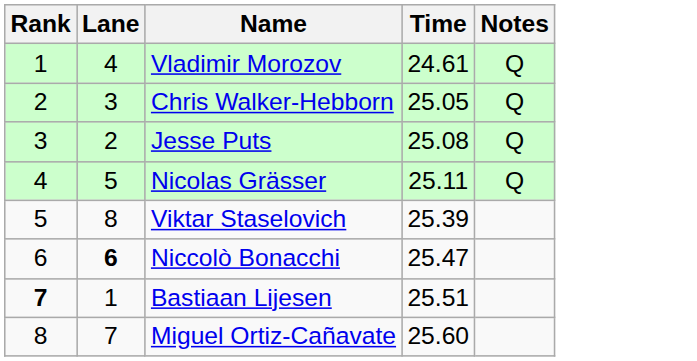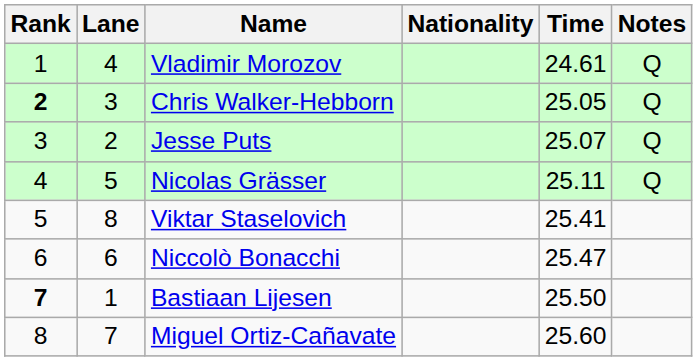+ column: (470, 24)
(41, 102) normal -> (41, 102) bold
(438, 141) 25.08 -> (576, 141) 25.07
(438, 219) 25.39 -> (576, 219) 25.41
(111, 258) bold -> (111, 258) normal
(438, 297) 25.51 -> (576, 297) 25.50
